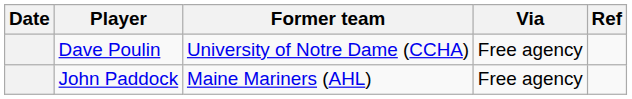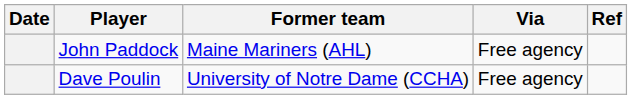rows swapped: (118, 79) <-> (109, 49)
